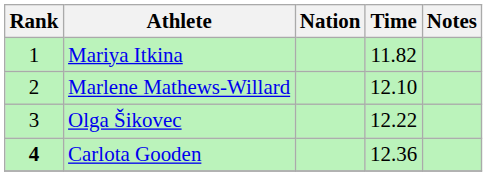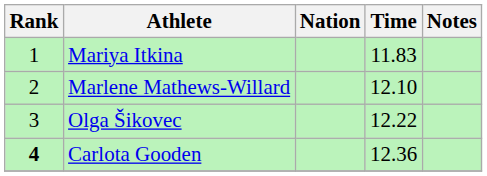(394, 54) 11.82 -> (394, 54) 11.83
